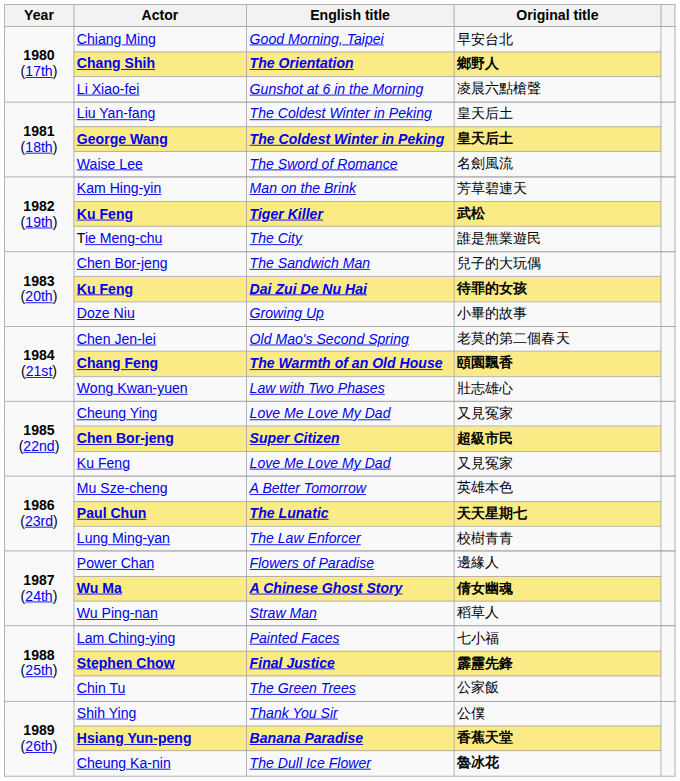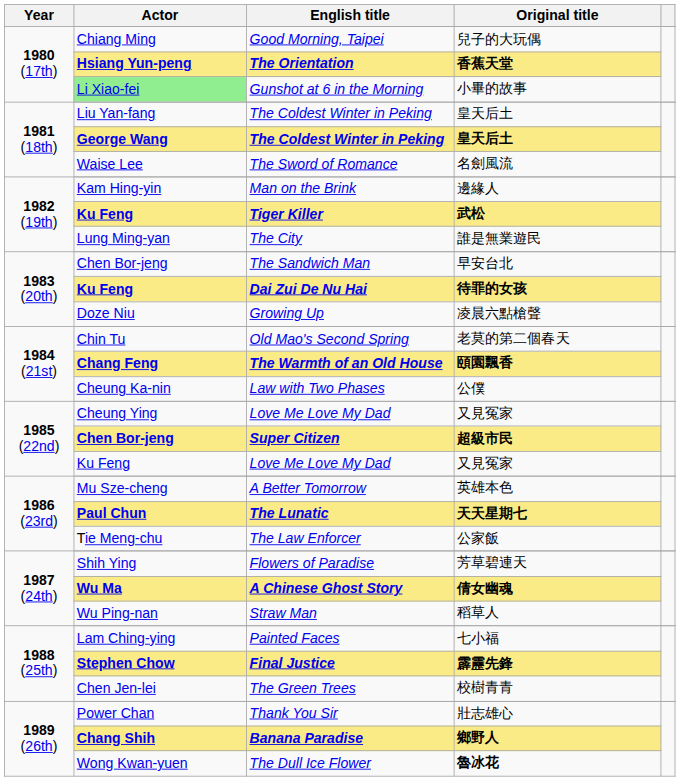(485, 38) 早安台北 -> (499, 38) 兒子的大玩偶
(116, 64) Chang Shih -> (134, 64) Hsiang Yun-peng
(478, 63) 鄉野人 -> (485, 63) 香蕉天堂
(108, 89) no background -> (108, 89) lightgreen background
(499, 88) 凌晨六點槍聲 -> (492, 88) 小畢的故事
(492, 188) 芳草碧連天 -> (478, 188) 邊緣人
(120, 239) Tie Meng-chu -> (123, 239) Lung Ming-yan
(499, 263) 兒子的大玩偶 -> (485, 263) 早安台北
(492, 313) 小畢的故事 -> (499, 313) 凌晨六點槍聲
(116, 338) Chen Jen-lei -> (101, 338) Chin Tu
(132, 388) Wong Kwan-yuen -> (124, 388) Cheung Ka-nin
(485, 388) 壯志雄心 -> (471, 388) 公僕
(123, 538) Lung Ming-yan -> (120, 538) Tie Meng-chu
(485, 538) 校樹青青 -> (478, 538) 公家飯
(116, 563) Power Chan -> (107, 563) Shih Ying
(478, 563) 邊緣人 -> (492, 563) 芳草碧連天
(101, 688) Chin Tu -> (116, 688) Chen Jen-lei
(478, 688) 公家飯 -> (485, 688) 校樹青青
(107, 713) Shih Ying -> (116, 713) Power Chan
(471, 713) 公僕 -> (485, 713) 壯志雄心
(134, 738) Hsiang Yun-peng -> (116, 738) Chang Shih
(485, 738) 香蕉天堂 -> (478, 738) 鄉野人
(124, 763) Cheung Ka-nin -> (132, 763) Wong Kwan-yuen
